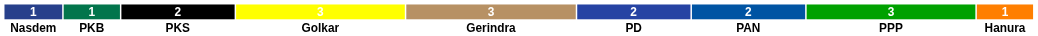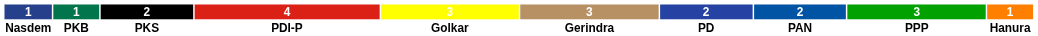+ column: (287, 12)
